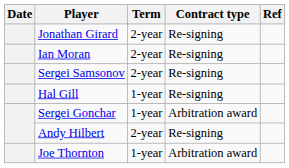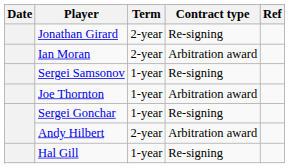(196, 53) Re-signing -> (213, 53) Arbitration award
(146, 73) 2-year -> (146, 73) 1-year
rows swapped: (58, 93) <-> (71, 152)
(213, 113) Arbitration award -> (196, 113) Re-signing
(196, 133) Re-signing -> (213, 133) Arbitration award
